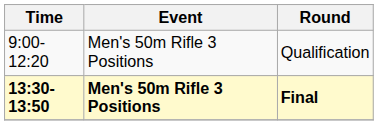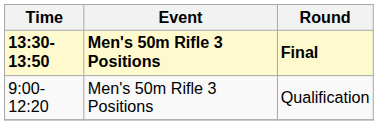rows swapped: (325, 52) <-> (300, 97)
